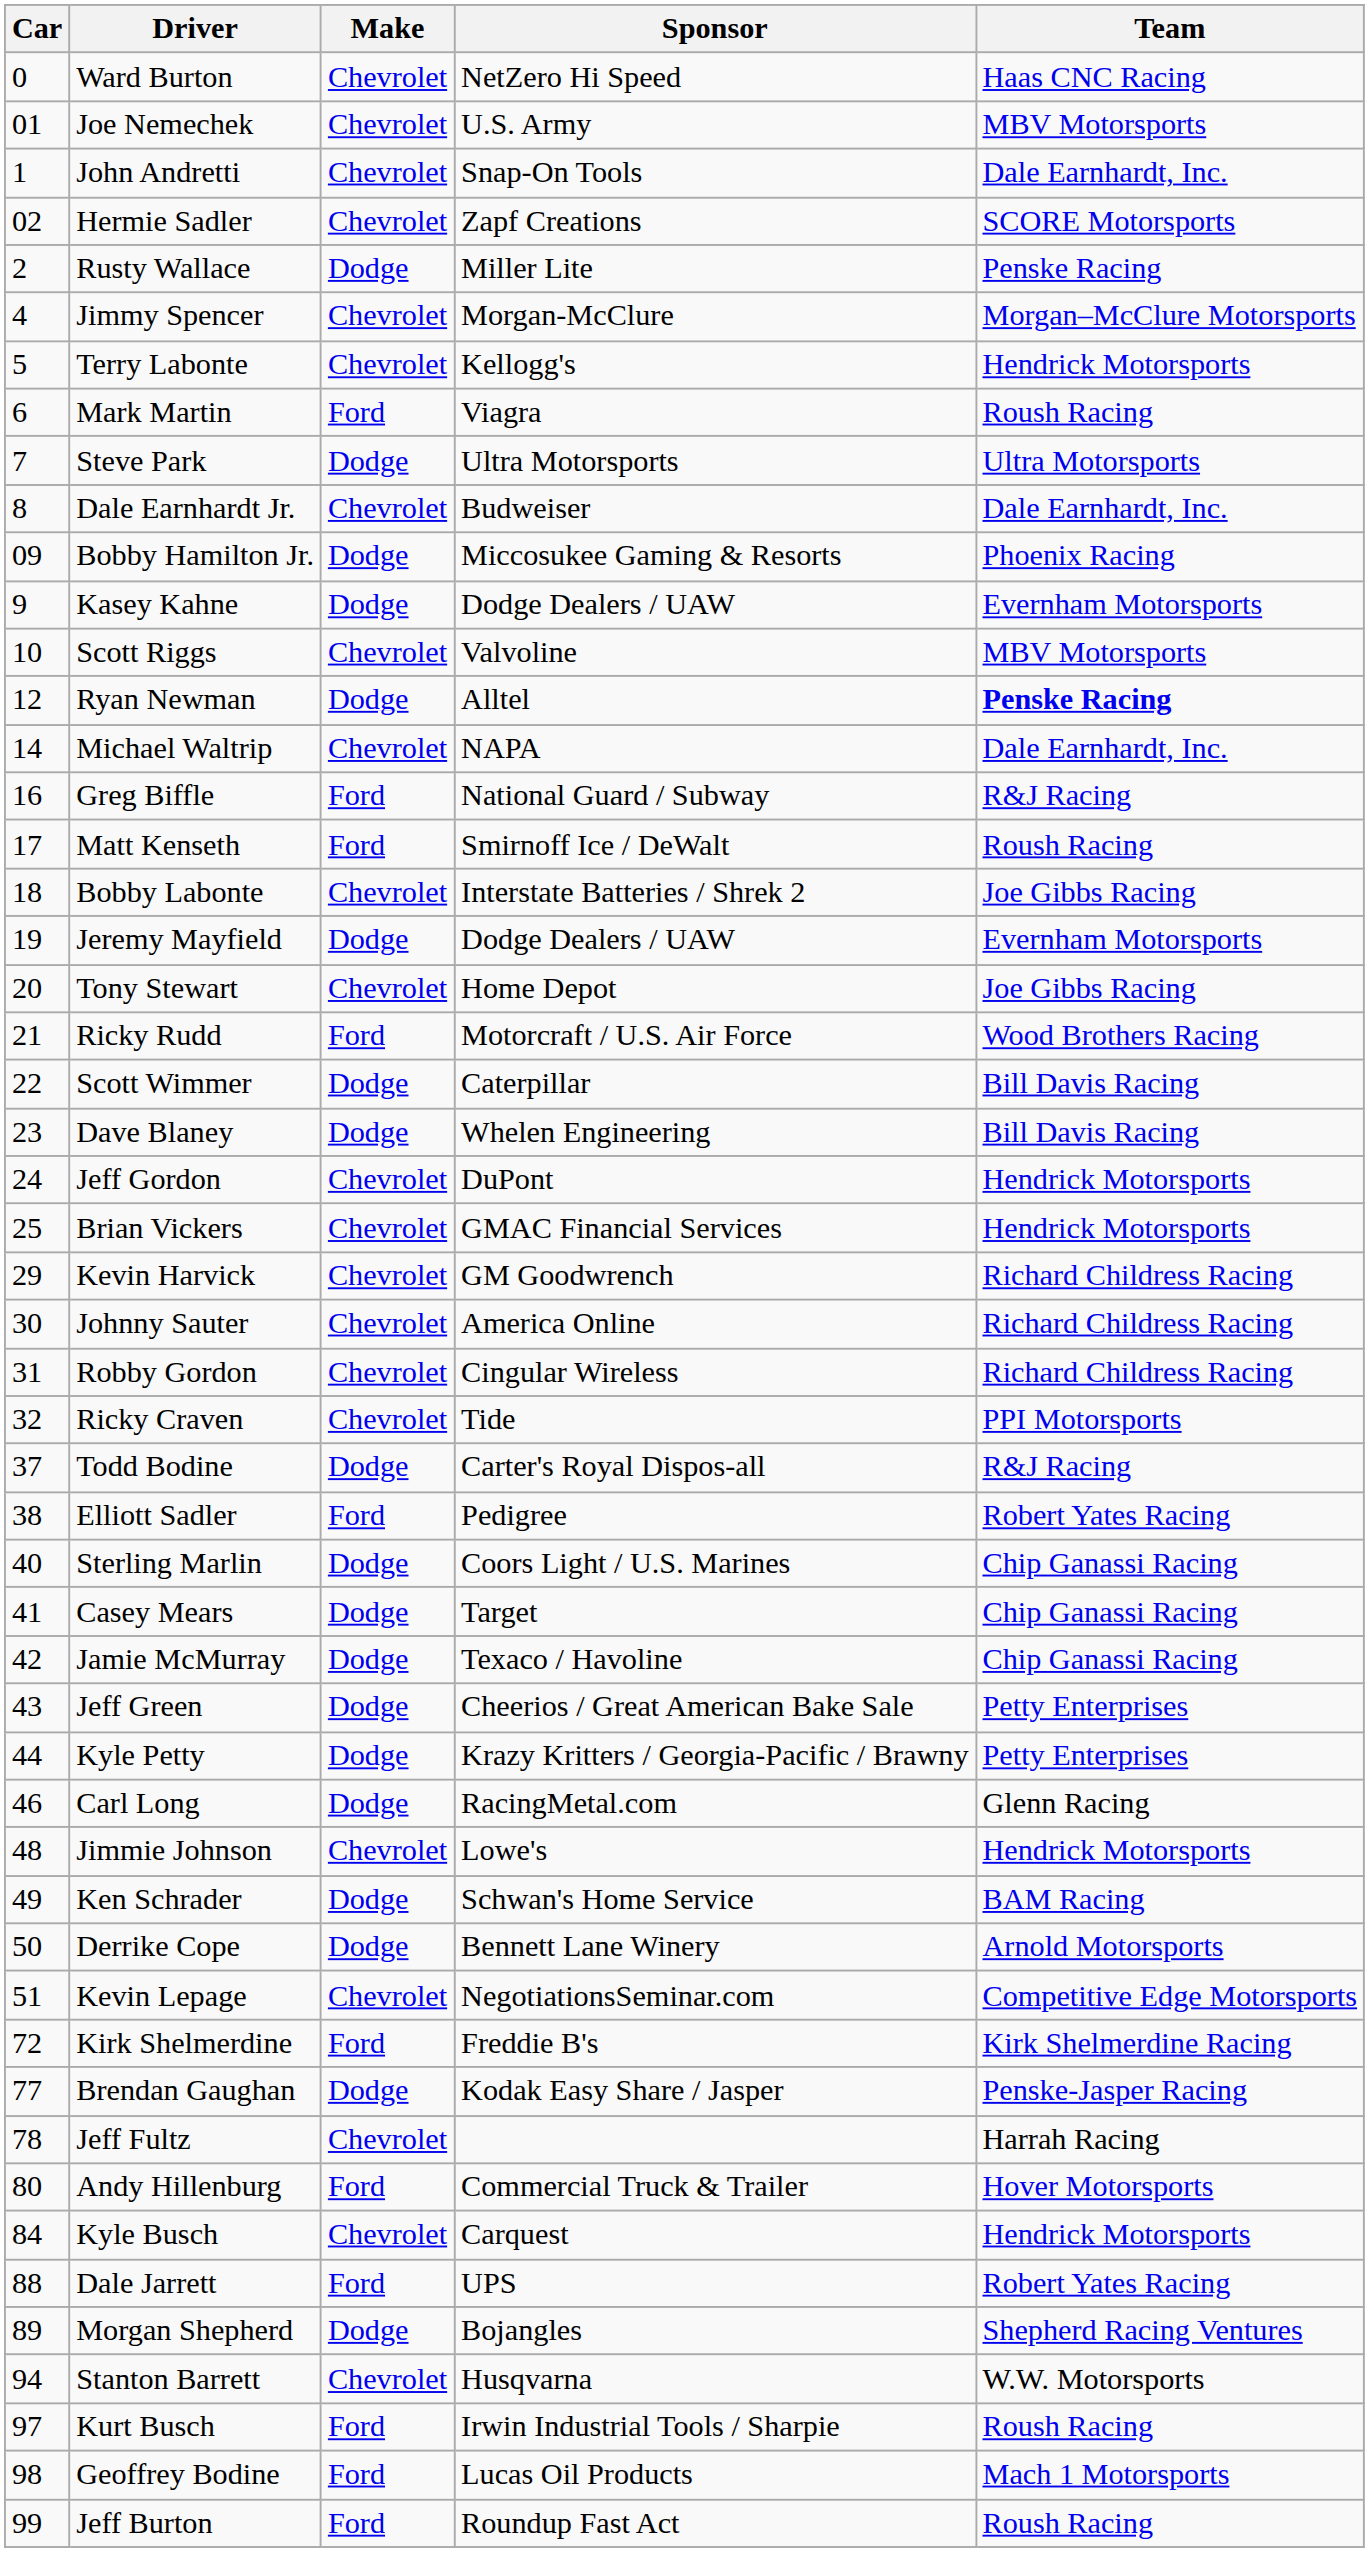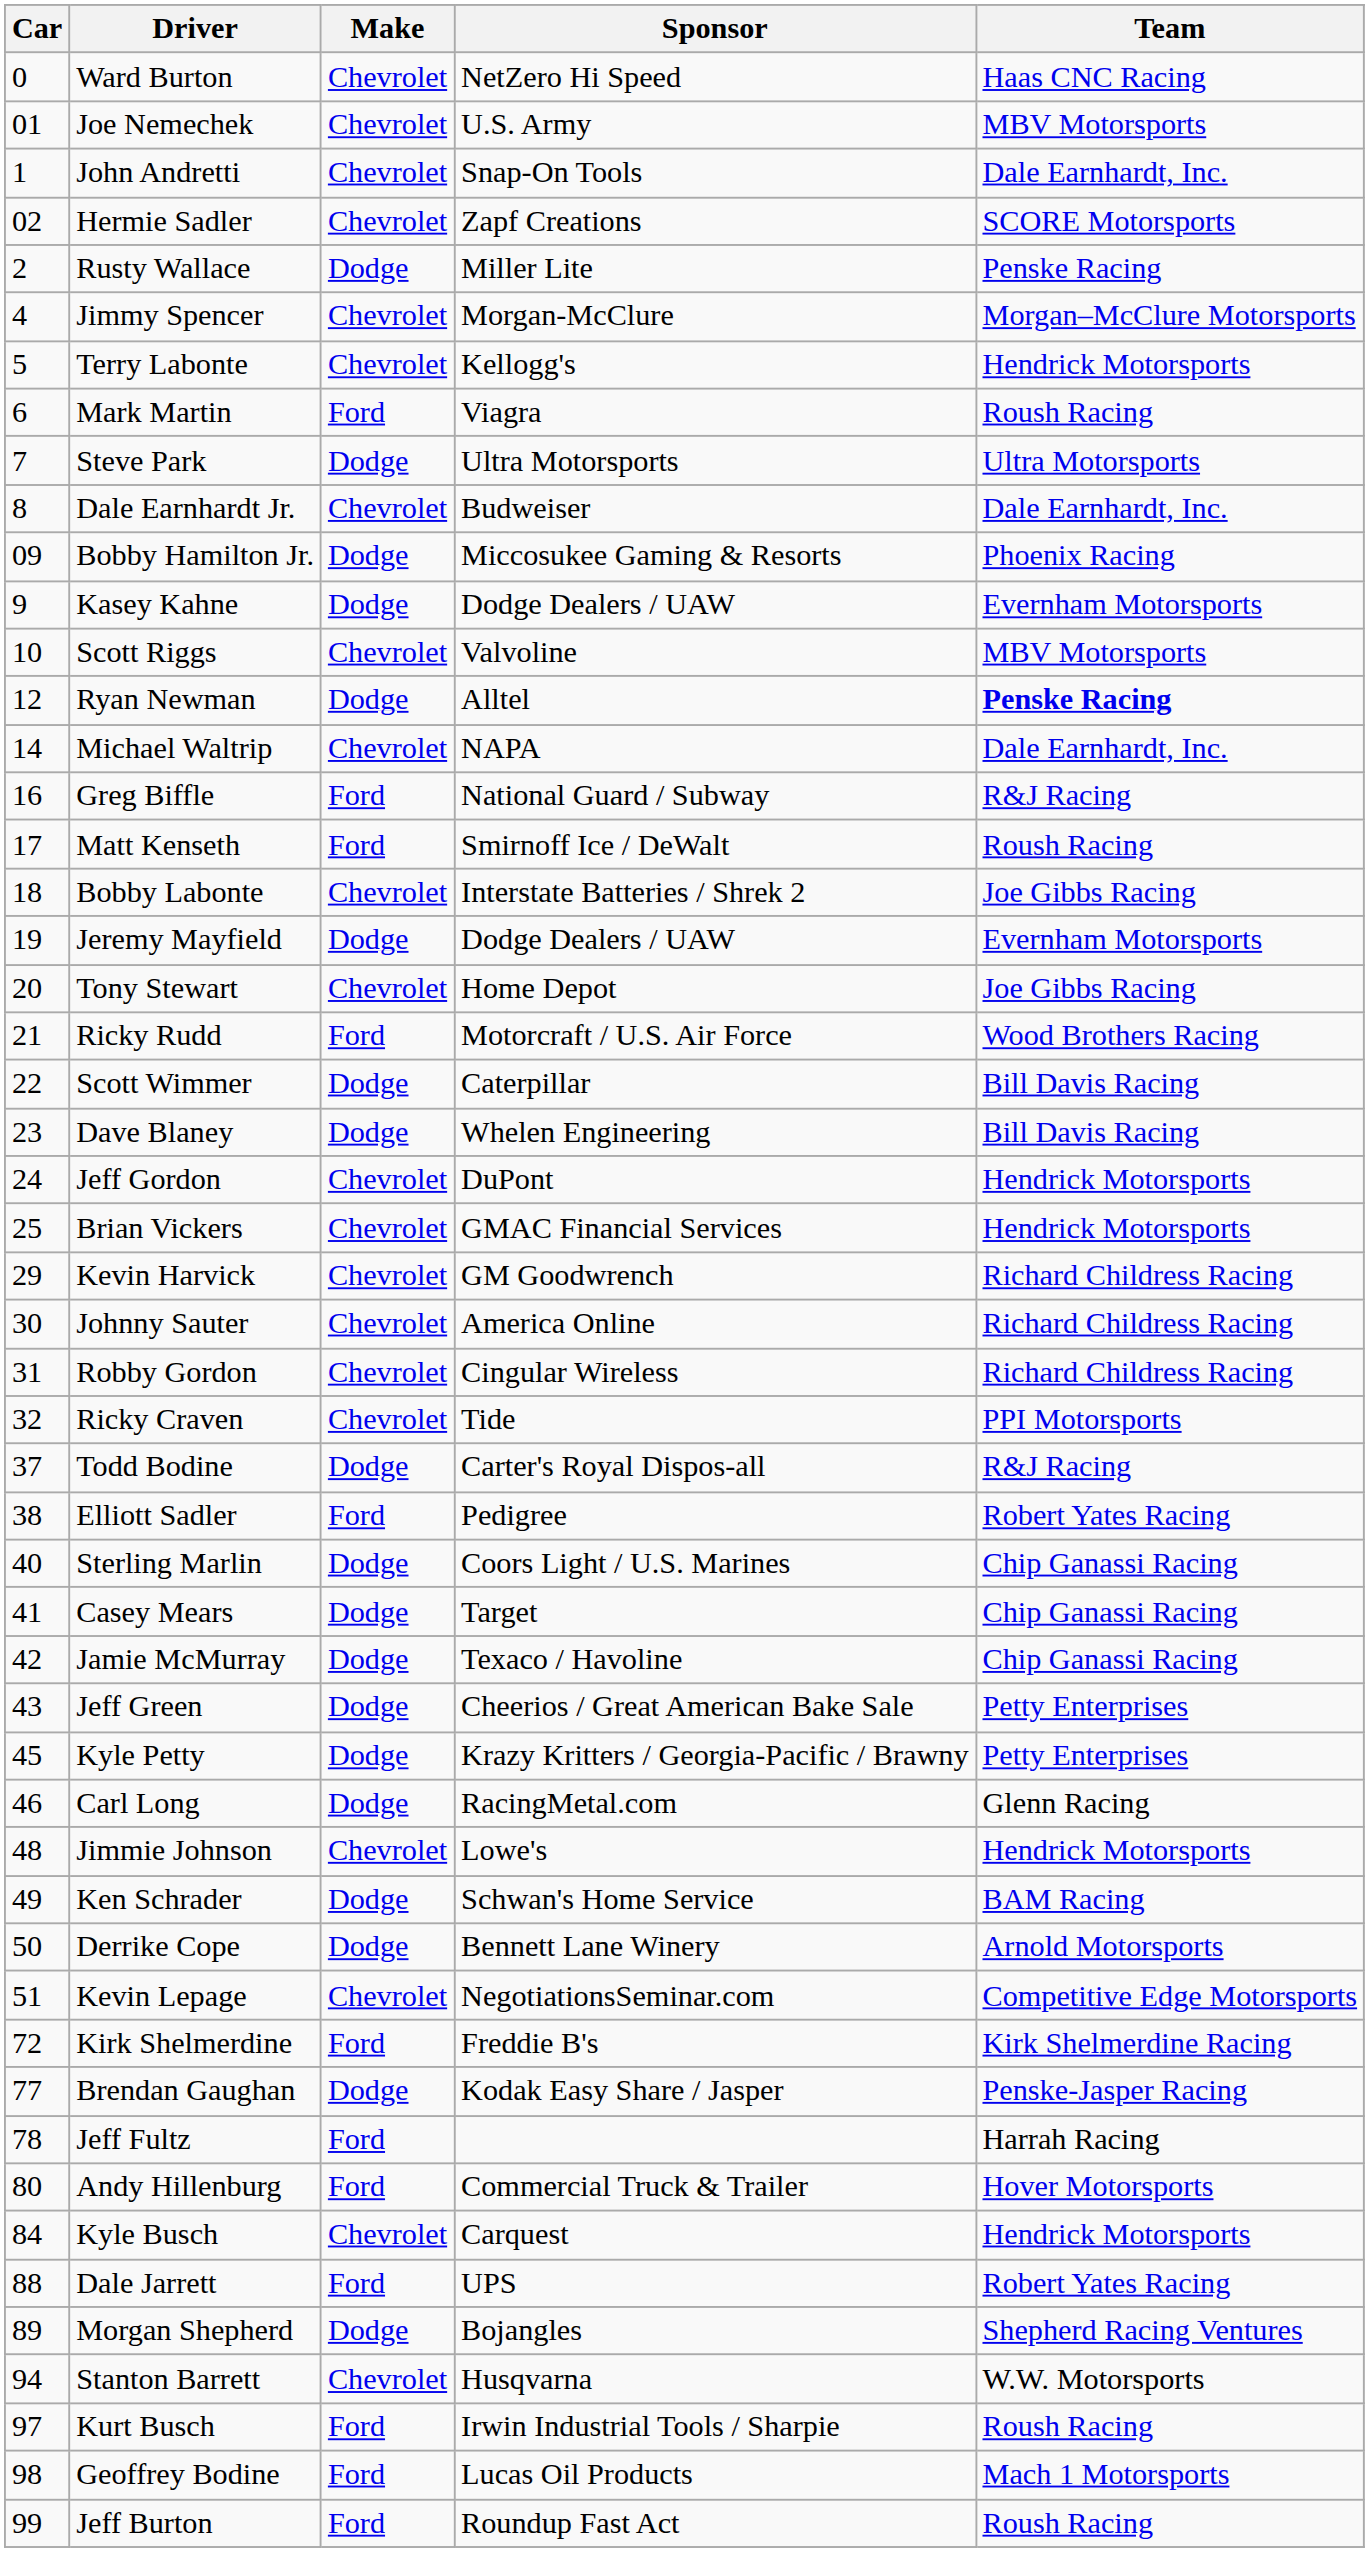(27, 1754) 44 -> (27, 1754) 45
(388, 2138) Chevrolet -> (356, 2138) Ford
